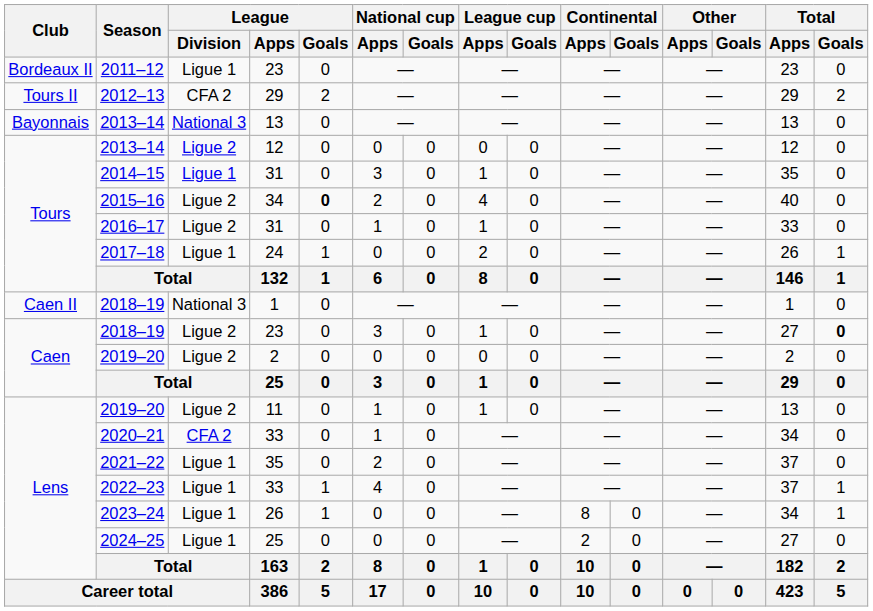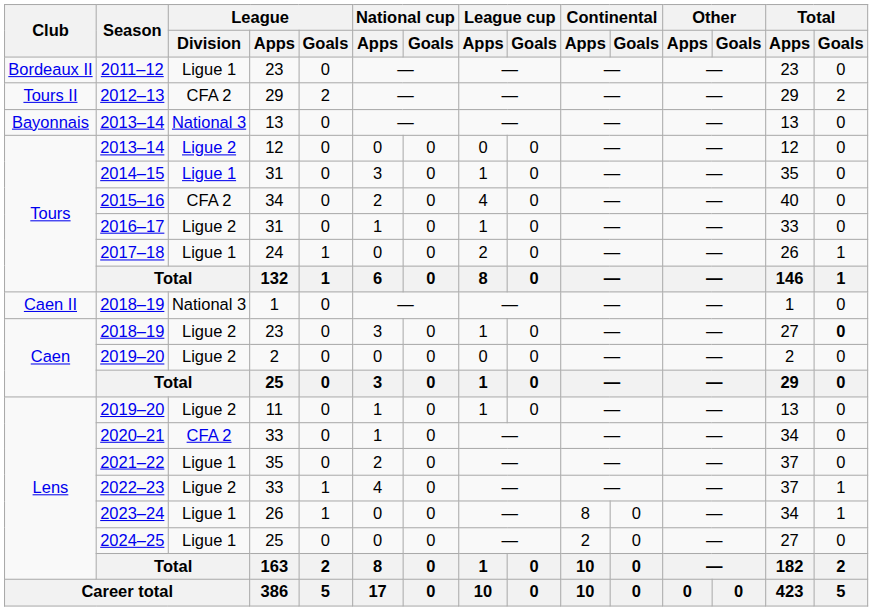(209, 200) Ligue 2 -> (209, 200) CFA 2
(325, 200) bold -> (325, 200) normal
(209, 488) Ligue 1 -> (209, 488) Ligue 2
